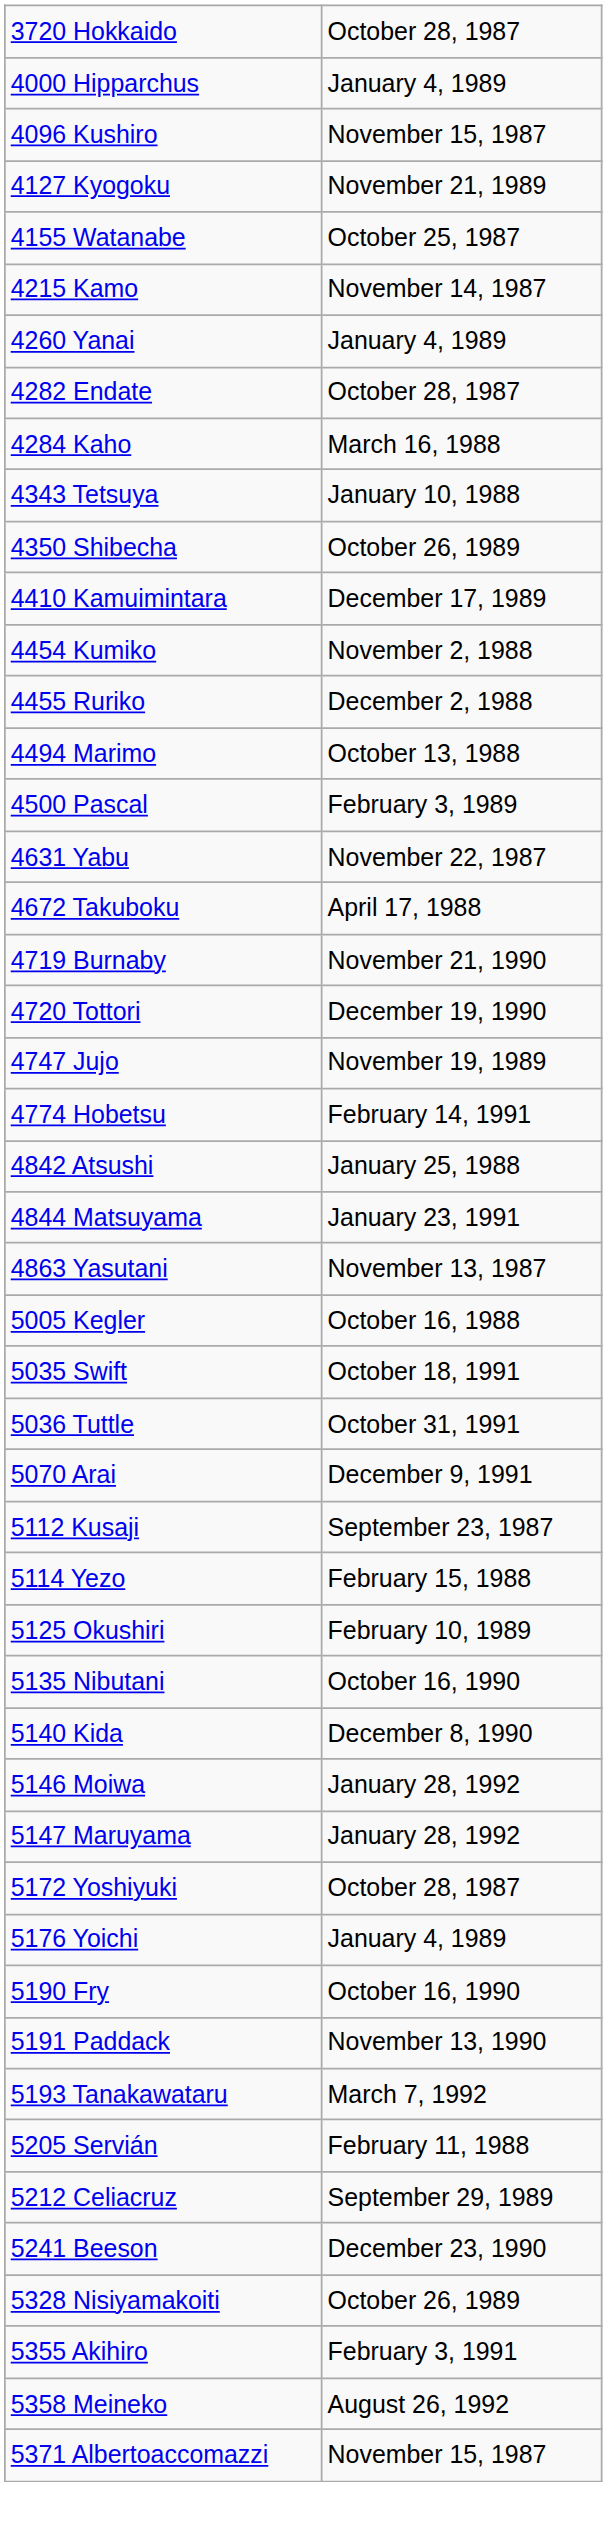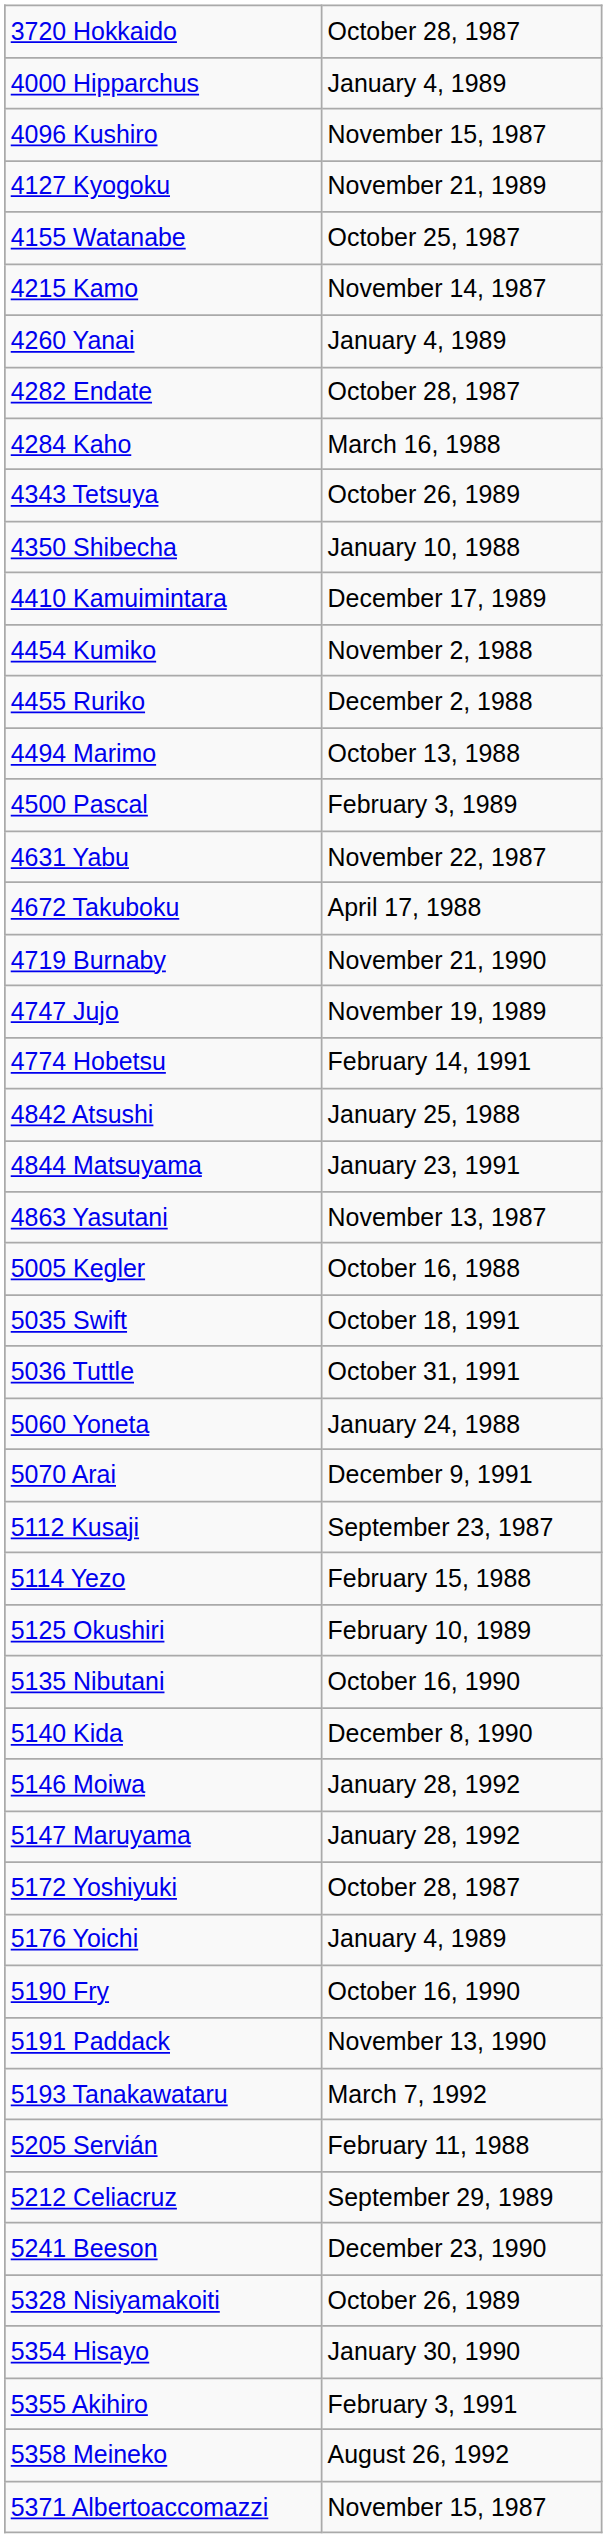(424, 495) January 10, 1988 -> (424, 495) October 26, 1989
(424, 547) October 26, 1989 -> (424, 547) January 10, 1988
- row: (76, 1011)
+ row: (80, 1423)
+ row: (80, 2352)
